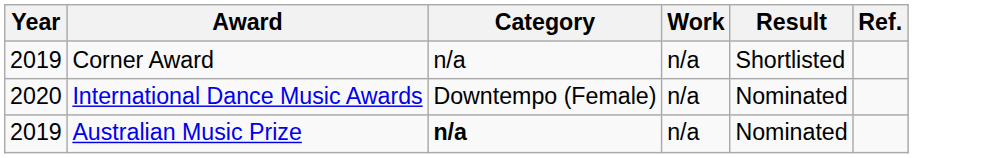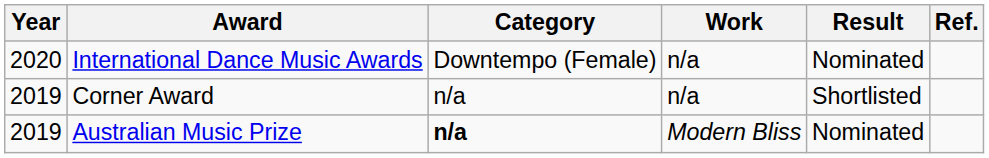rows swapped: (143, 59) <-> (248, 96)
(683, 133) n/a -> (734, 133) Modern Bliss
